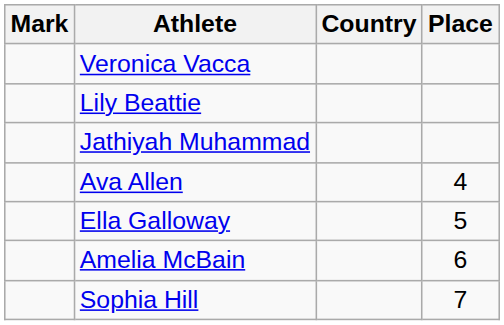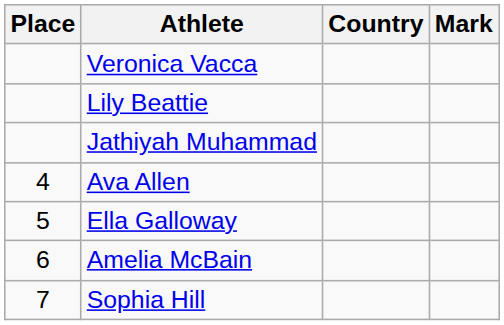columns swapped: (460, 24) <-> (39, 24)
